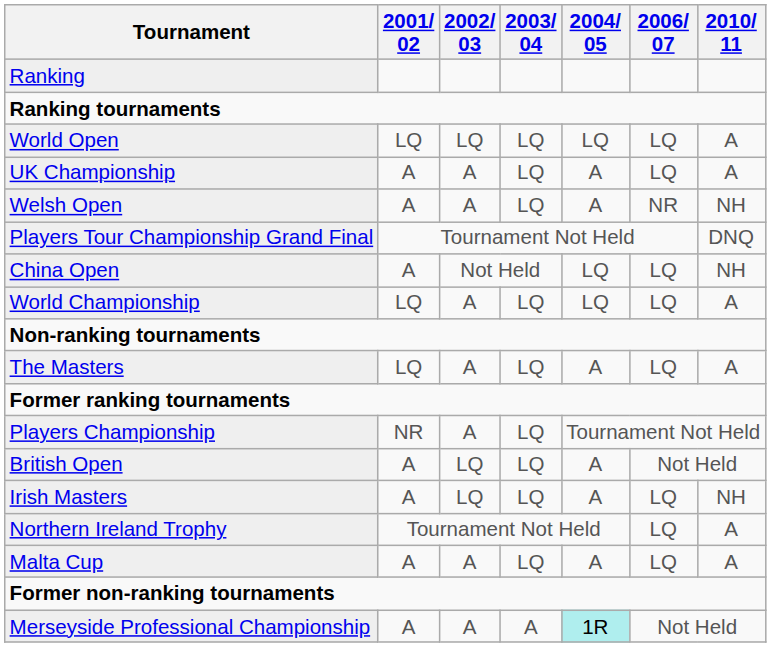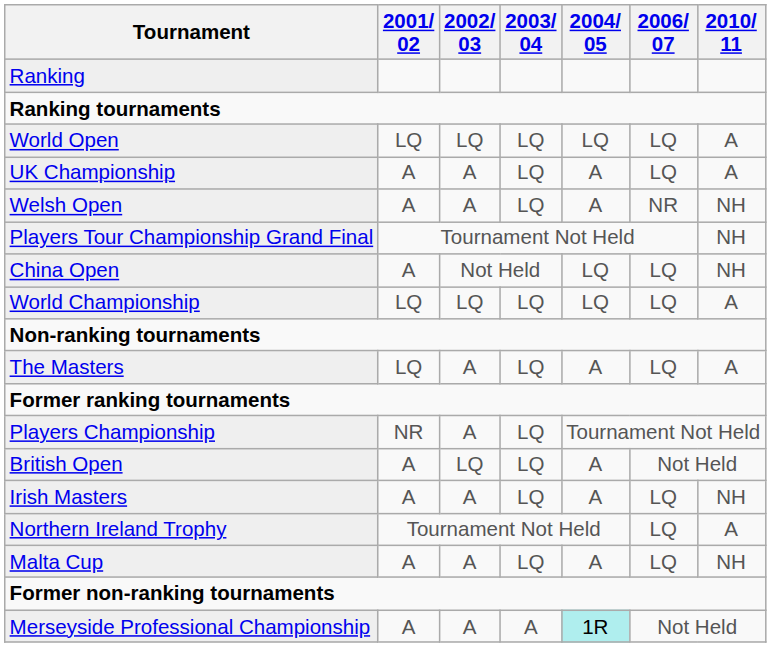(731, 237) DNQ -> (731, 237) NH
(470, 302) A -> (470, 302) LQ
(470, 496) LQ -> (470, 496) A
(731, 561) A -> (731, 561) NH
